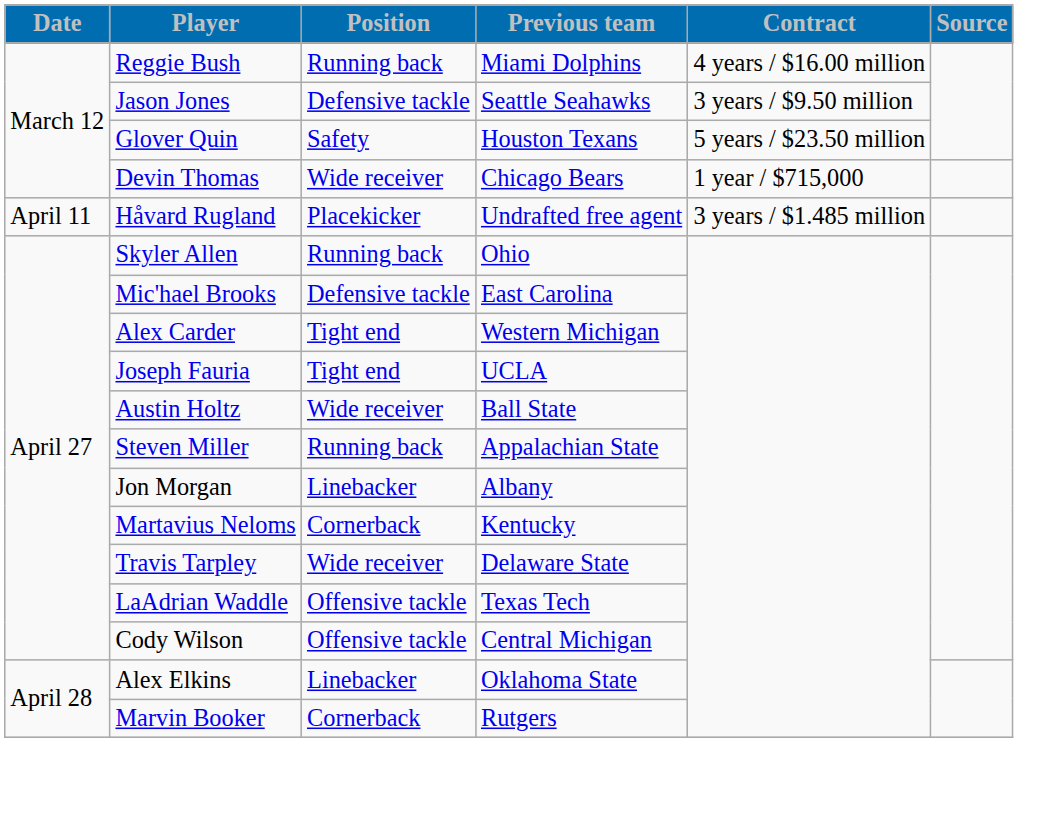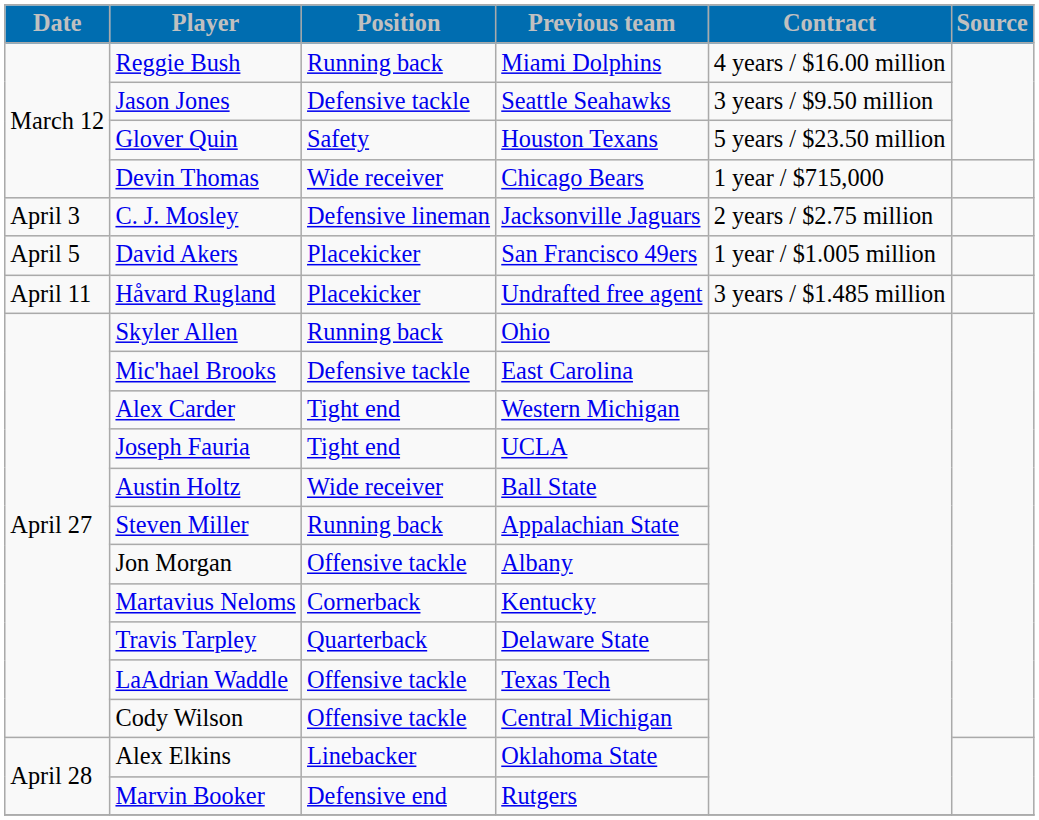+ row: (177, 216)
+ row: (177, 255)
(362, 486) Linebacker -> (387, 563) Offensive tackle
(375, 563) Wide receiver -> (367, 640) Quarterback
(364, 718) Cornerback -> (377, 795) Defensive end
